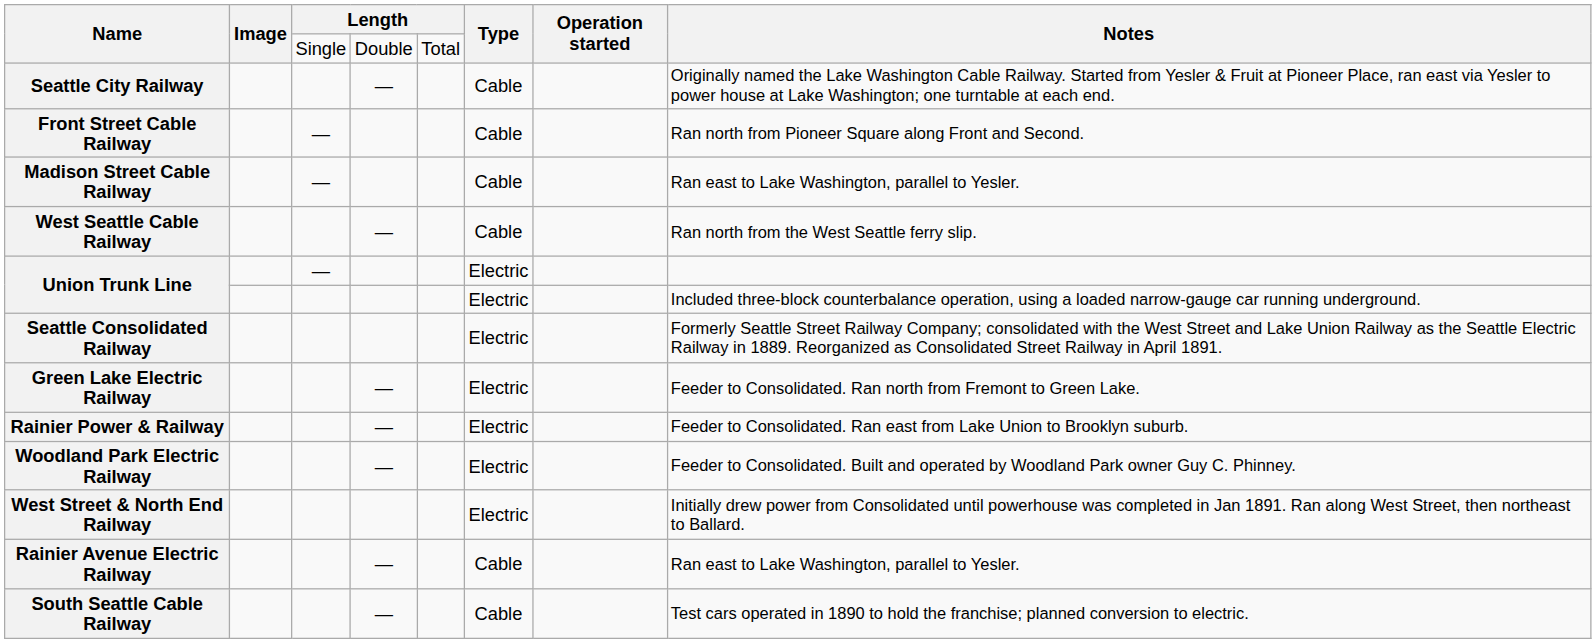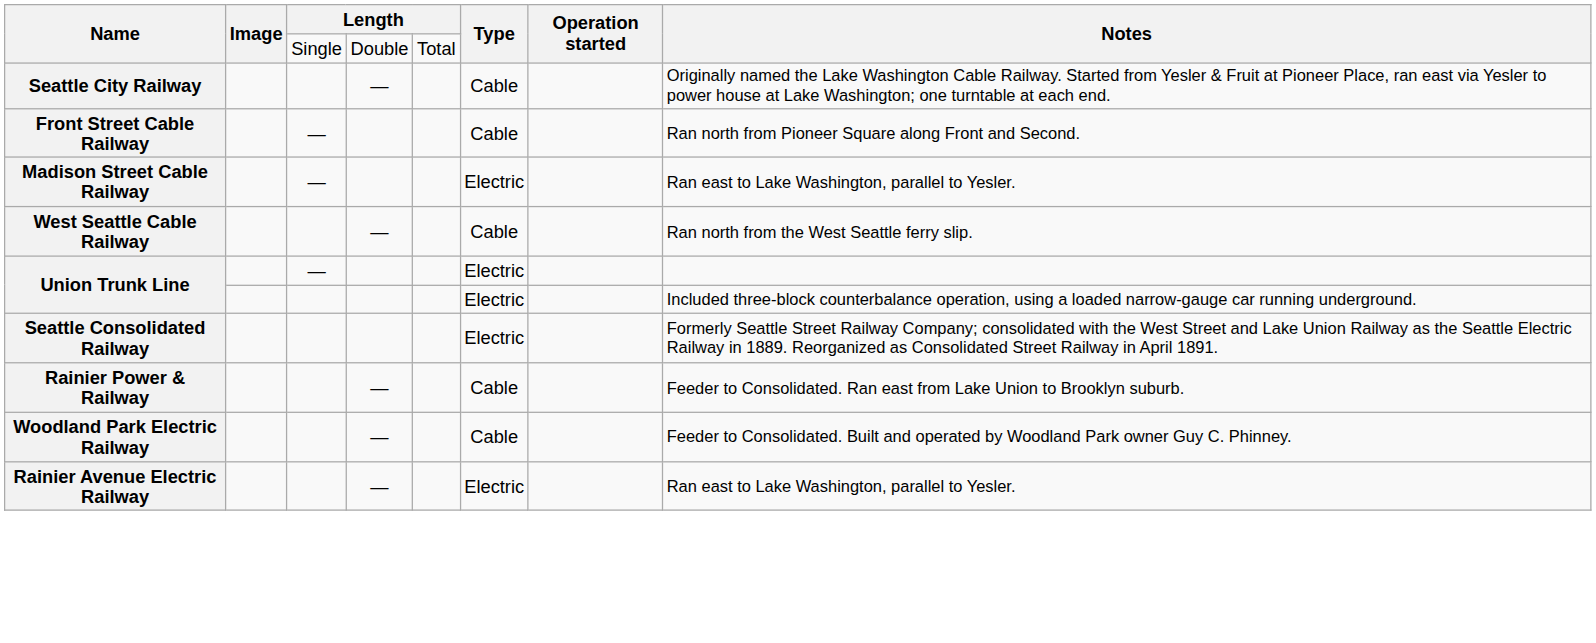(498, 183) Cable -> (494, 183) Electric
- row: (117, 388)
(498, 427) Electric -> (494, 388) Cable
(498, 466) Electric -> (494, 437) Cable
- row: (117, 515)
(498, 565) Cable -> (494, 486) Electric
- row: (117, 614)
